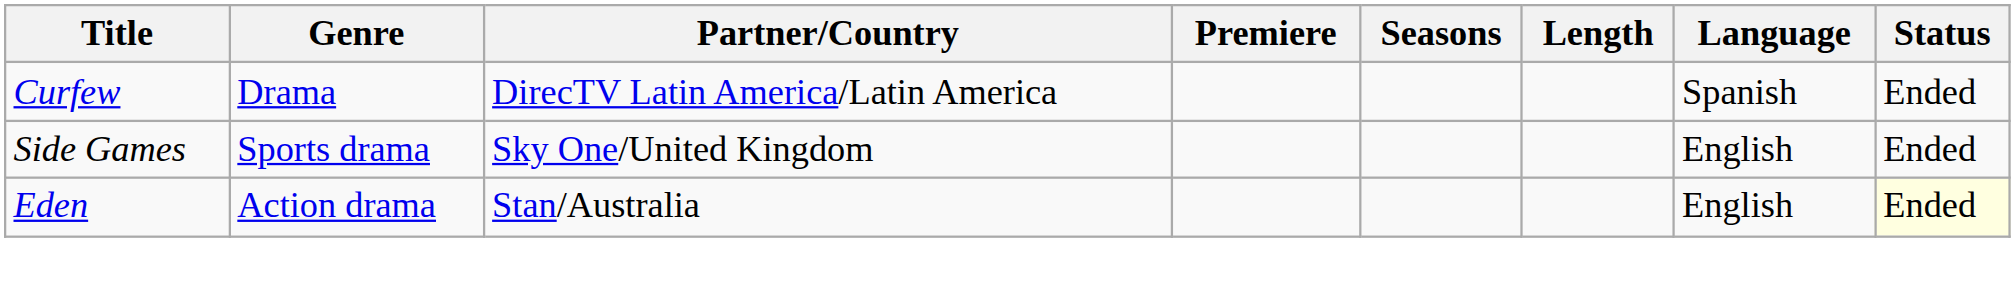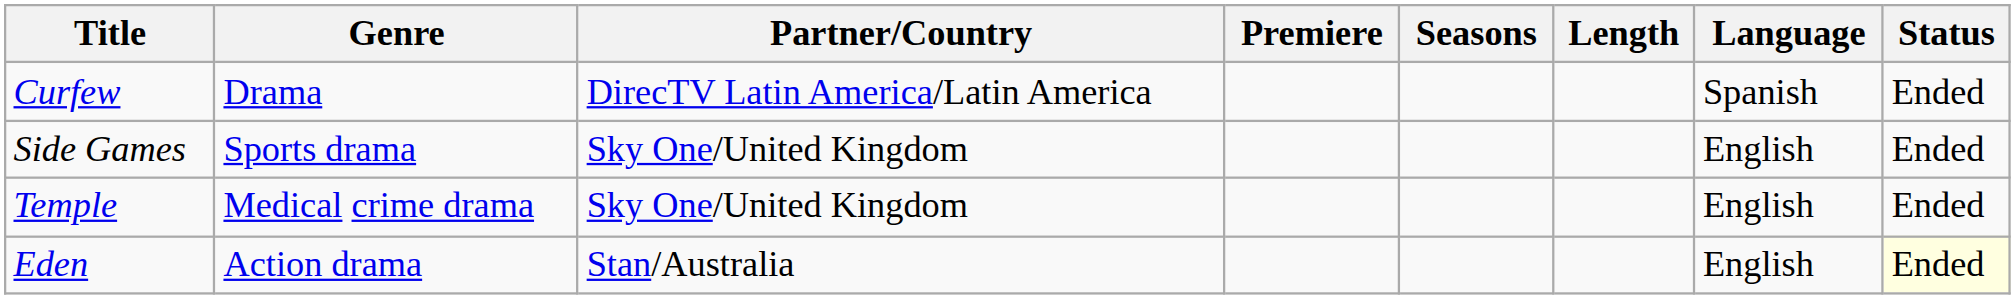+ row: (65, 206)
